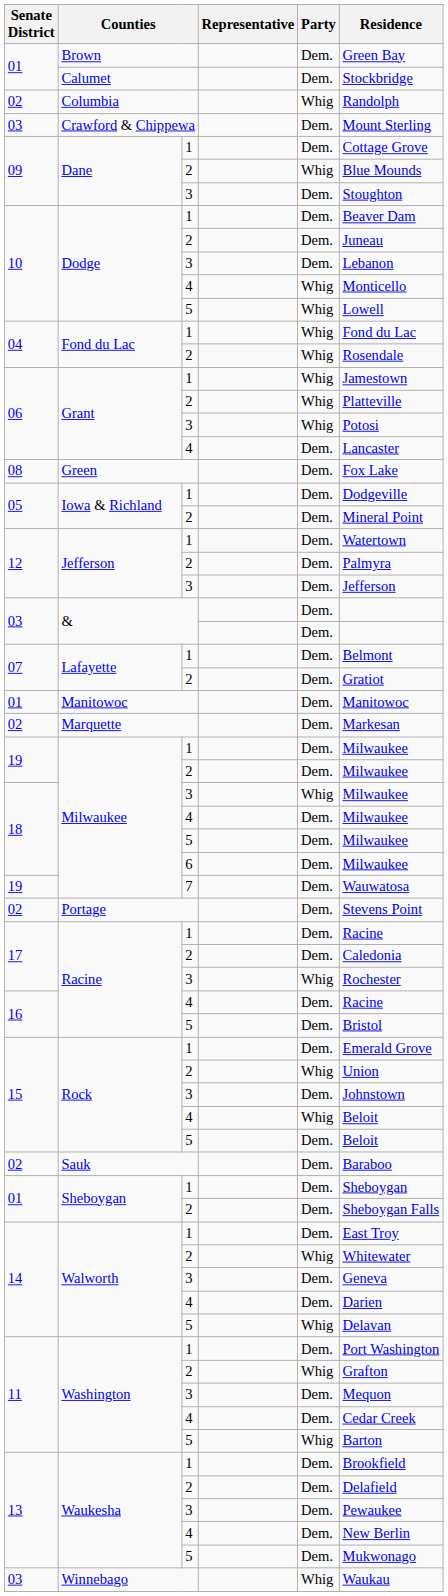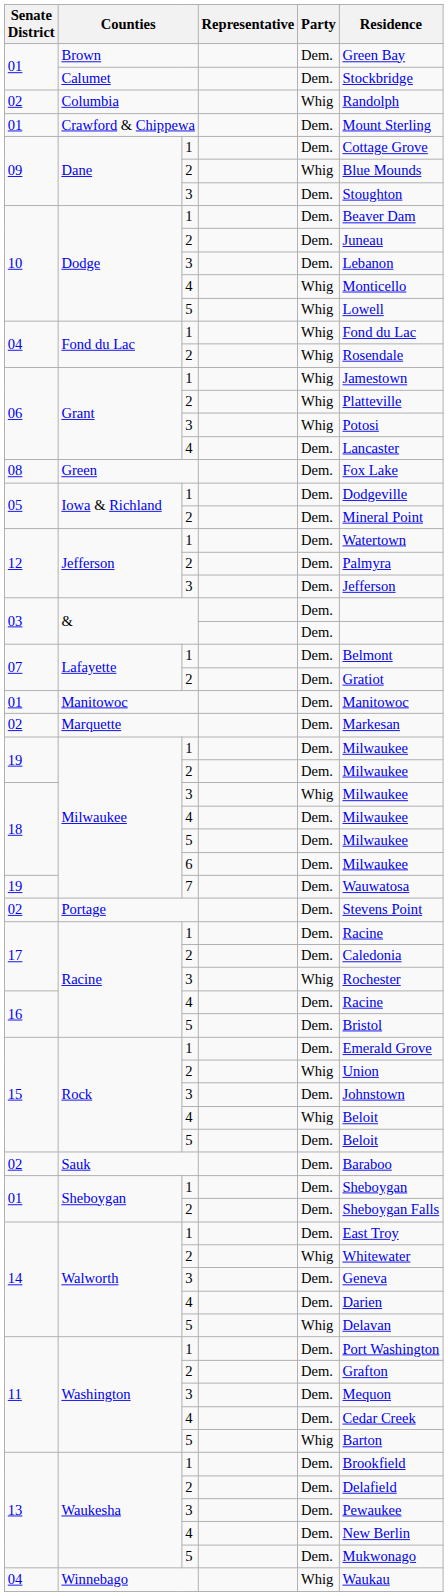(15, 124) 03 -> (15, 124) 01
(317, 1371) Whig -> (317, 1371) Dem.
(15, 1579) 03 -> (15, 1579) 04
